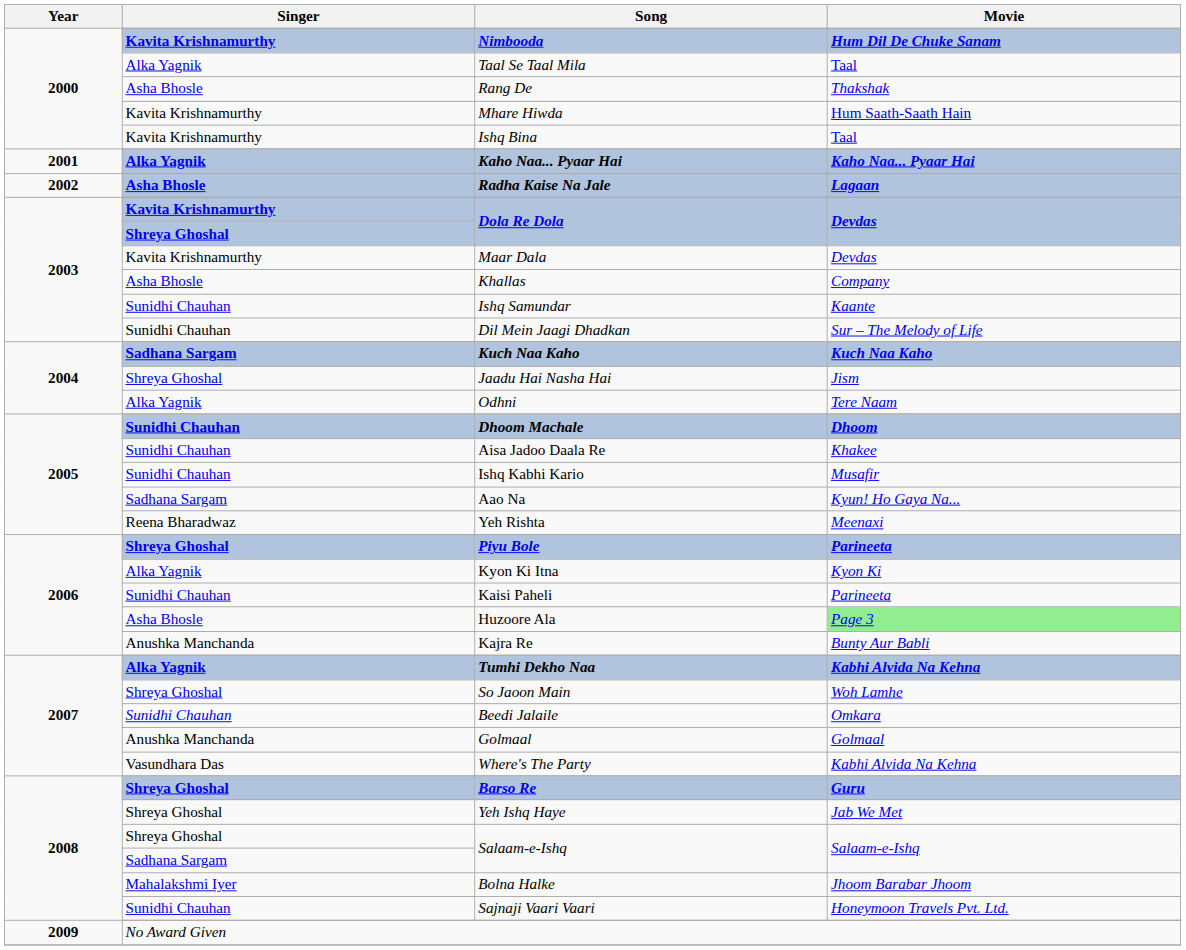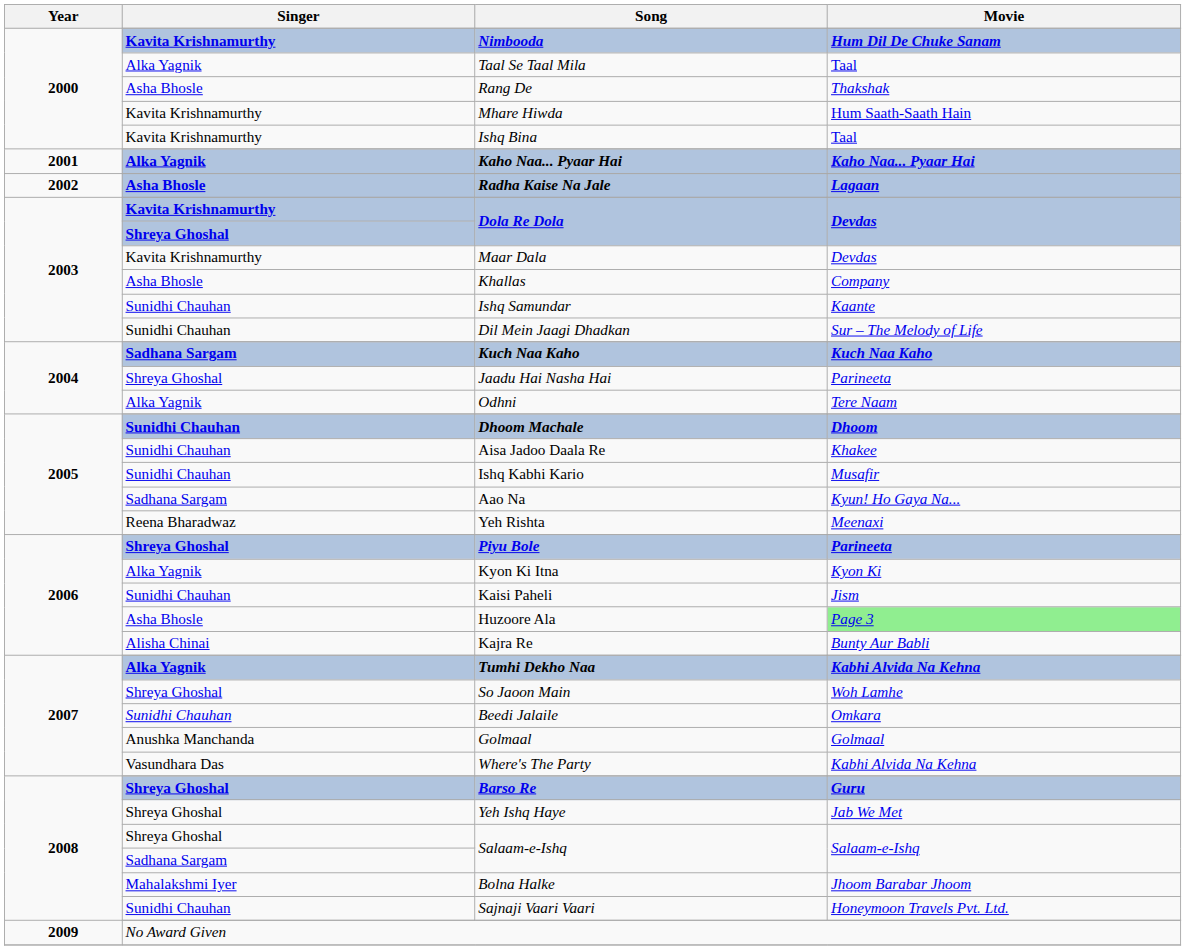(845, 378) Jism -> (861, 378) Parineeta
(861, 595) Parineeta -> (845, 595) Jism
(190, 643) Anushka Manchanda -> (168, 643) Alisha Chinai
